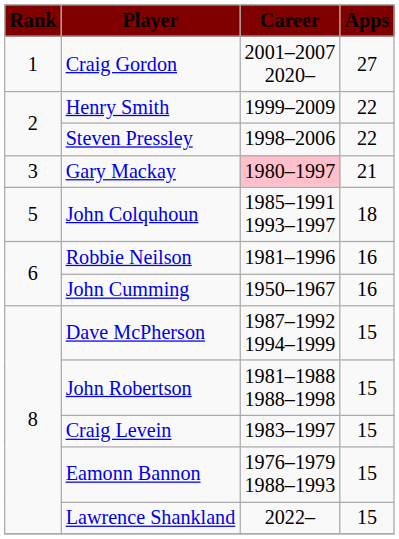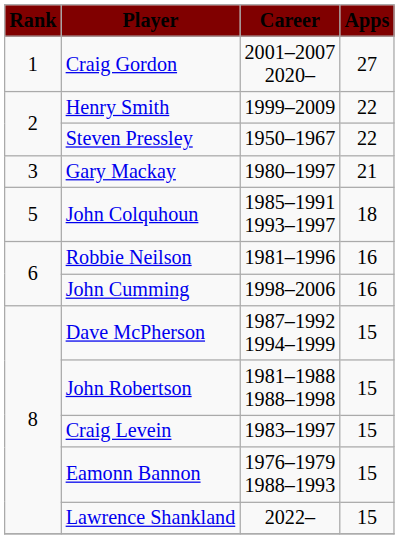(290, 139) 1998–2006 -> (290, 139) 1950–1967
(290, 171) pink background -> (290, 171) no background
(290, 289) 1950–1967 -> (290, 289) 1998–2006
